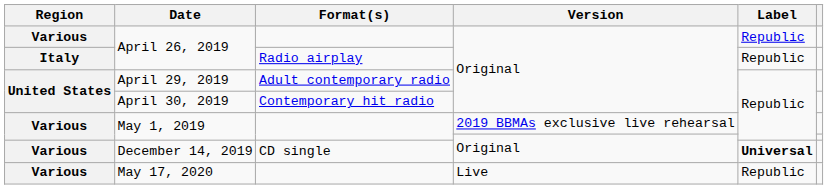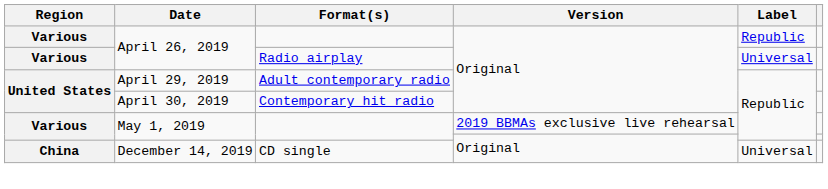(59, 59) Italy -> (59, 59) Various
(773, 59) Republic -> (777, 59) Universal
(59, 151) Various -> (59, 151) China
(777, 151) bold -> (777, 151) normal
- row: (165, 173)
